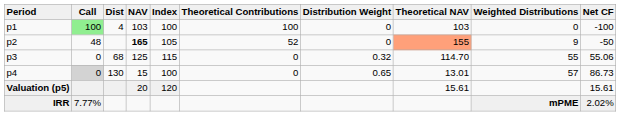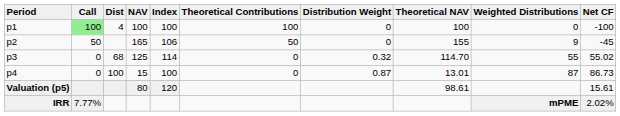(140, 27) 103 -> (140, 27) 100
(461, 27) 103 -> (461, 27) 100
(96, 42) 48 -> (96, 42) 50
(140, 42) bold -> (140, 42) normal
(169, 42) 105 -> (169, 42) 106
(293, 42) 52 -> (293, 42) 50
(461, 42) lightsalmon background -> (461, 42) no background
(607, 42) -50 -> (607, 42) -45
(170, 57) 115 -> (170, 57) 114
(602, 57) 55.06 -> (602, 57) 55.02
(98, 73) lightgrey background -> (98, 73) no background
(116, 73) 130 -> (116, 73) 100
(382, 73) 0.65 -> (382, 73) 0.87
(573, 73) 57 -> (573, 73) 87
(142, 88) 20 -> (142, 88) 80
(457, 88) 15.61 -> (457, 88) 98.61
